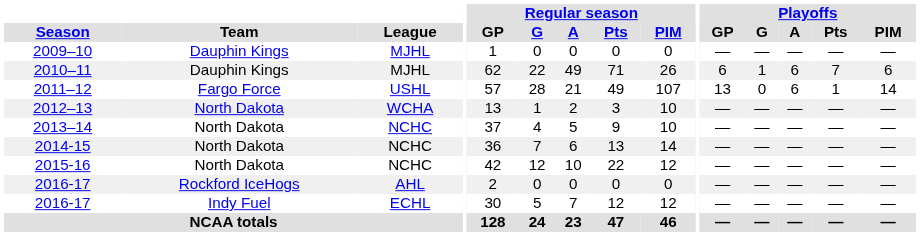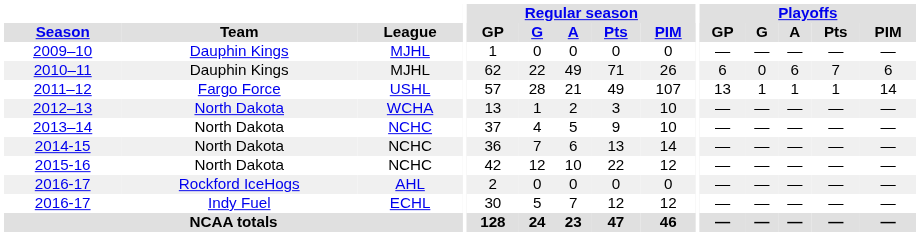(762, 70) 1 -> (762, 70) 0
(762, 89) 0 -> (762, 89) 1
(795, 89) 6 -> (795, 89) 1
